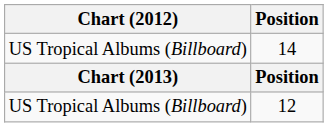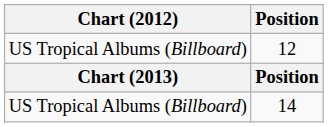rows swapped: (287, 48) <-> (287, 106)
